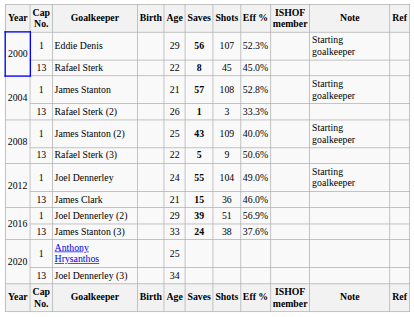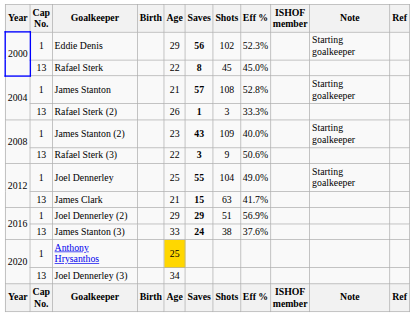(227, 46) 107 -> (227, 46) 102
(175, 134) 25 -> (175, 134) 23
(199, 156) 5 -> (199, 156) 3
(175, 178) 24 -> (175, 178) 25
(227, 199) 36 -> (227, 199) 63
(255, 199) 46.0% -> (255, 199) 41.7%
(199, 216) 39 -> (199, 216) 29
(175, 254) no background -> (175, 254) gold background
